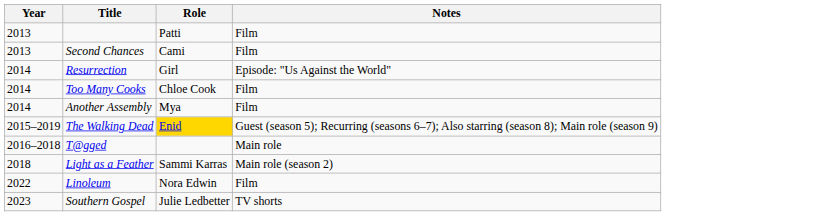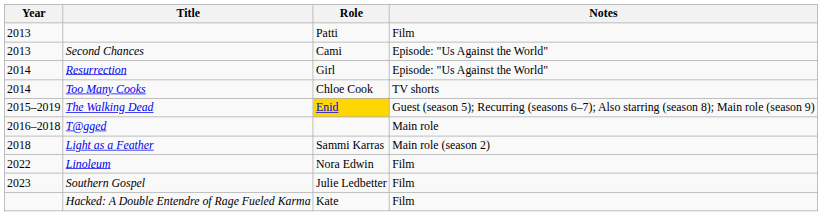(246, 51) Film -> (470, 51) Episode: "Us Against the World"
(246, 88) Film -> (416, 88) TV shorts
- row: (109, 107)
(259, 201) TV shorts -> (403, 182) Film
+ row: (188, 201)
